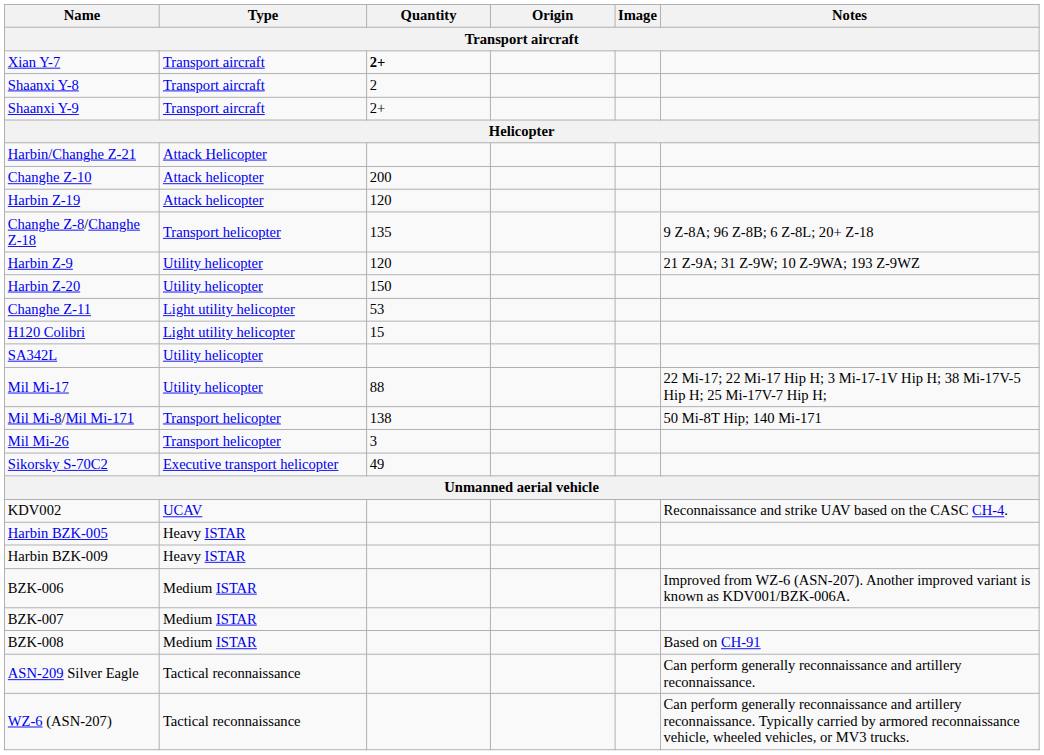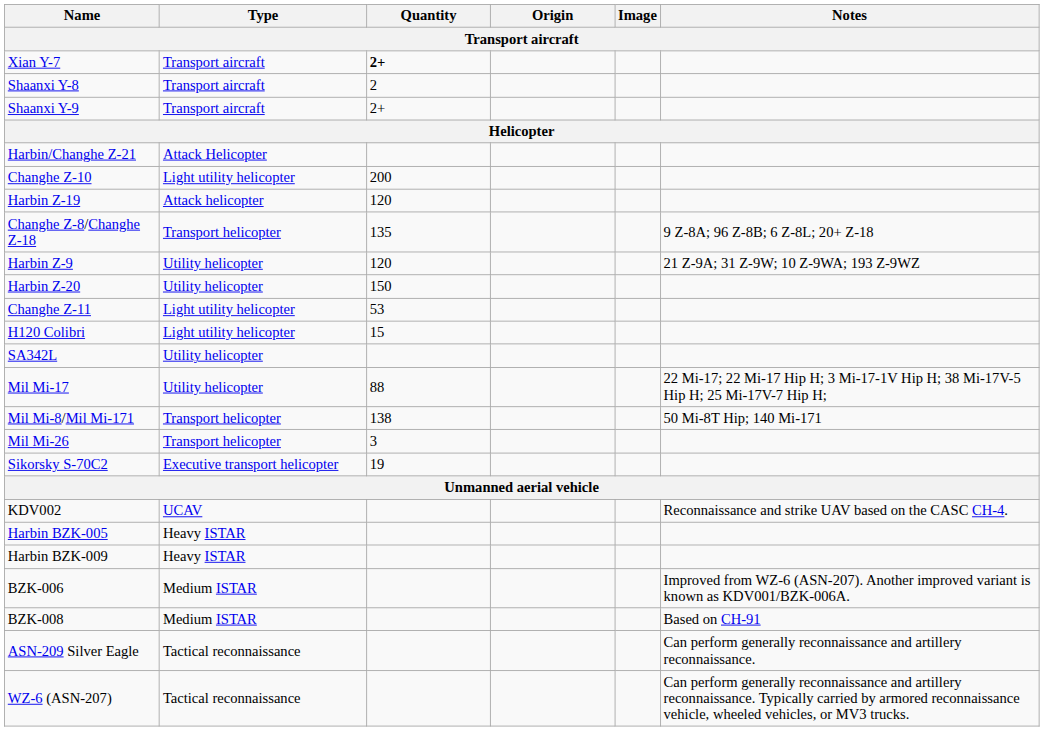(213, 177) Attack helicopter -> (229, 177) Light utility helicopter
(377, 464) 49 -> (377, 464) 19
- row: (36, 619)
